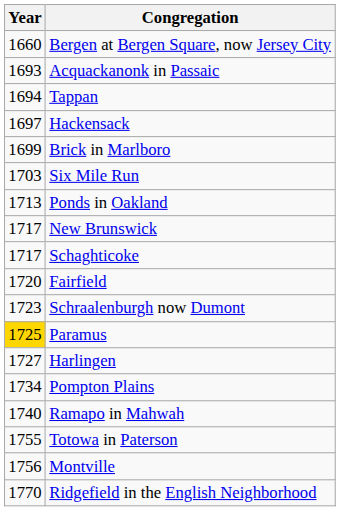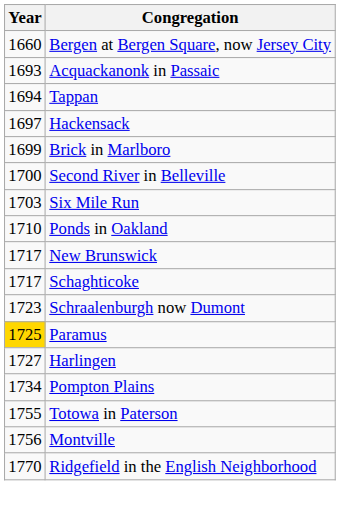+ row: (137, 176)
(25, 202) 1713 -> (25, 228) 1710
- row: (78, 281)
- row: (117, 413)
